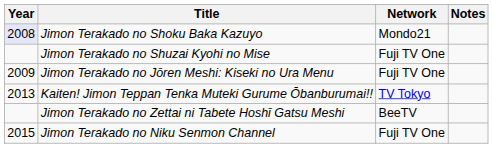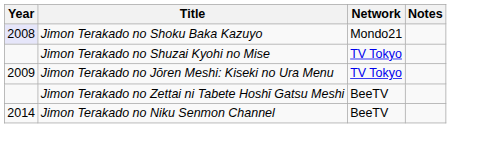(412, 53) Fuji TV One -> (376, 53) TV Tokyo
(412, 73) Fuji TV One -> (376, 73) TV Tokyo
- row: (207, 93)
(21, 133) 2015 -> (21, 113) 2014
(412, 133) Fuji TV One -> (369, 113) BeeTV
